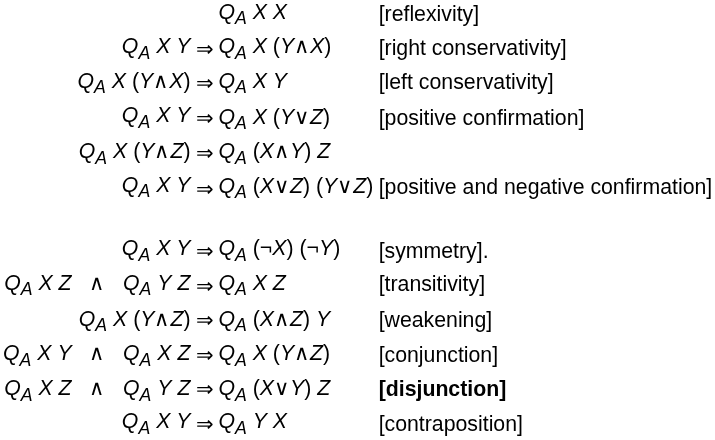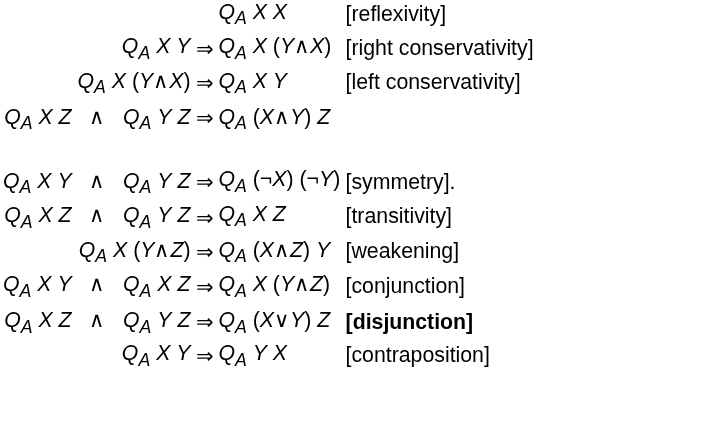- row: (274, 119)
(135, 153) QA X (Y∧Z) -> (97, 119) QA X Z ∧ QA Y Z
- row: (296, 188)
(156, 251) QA X Y -> (97, 183) QA X Y ∧ QA Y Z
